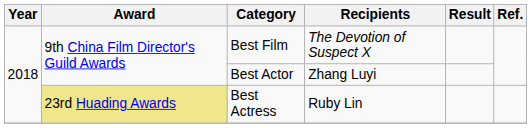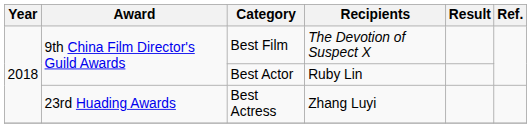(342, 74) Zhang Luyi -> (335, 74) Ruby Lin
(110, 104) khaki background -> (110, 104) no background
(335, 104) Ruby Lin -> (342, 104) Zhang Luyi
